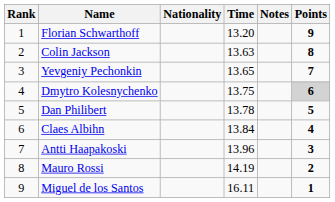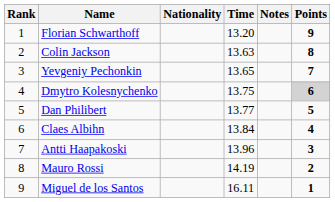(241, 110) 13.78 -> (241, 110) 13.77
